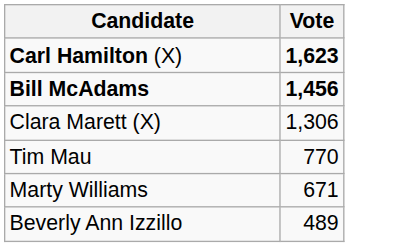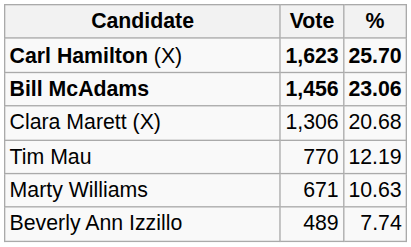+ column: (375, 21)
